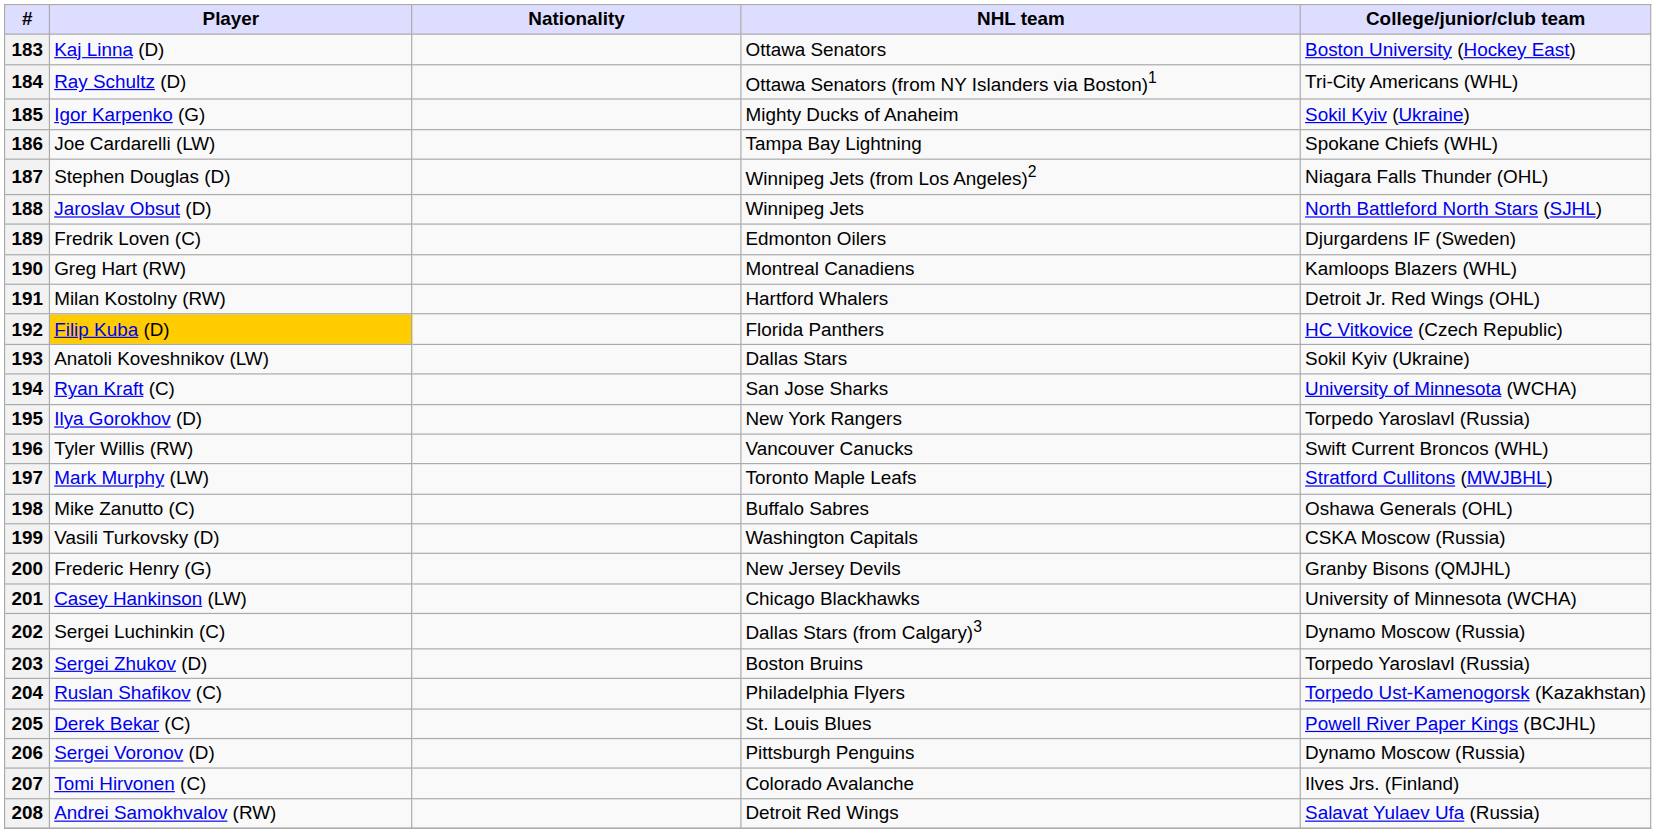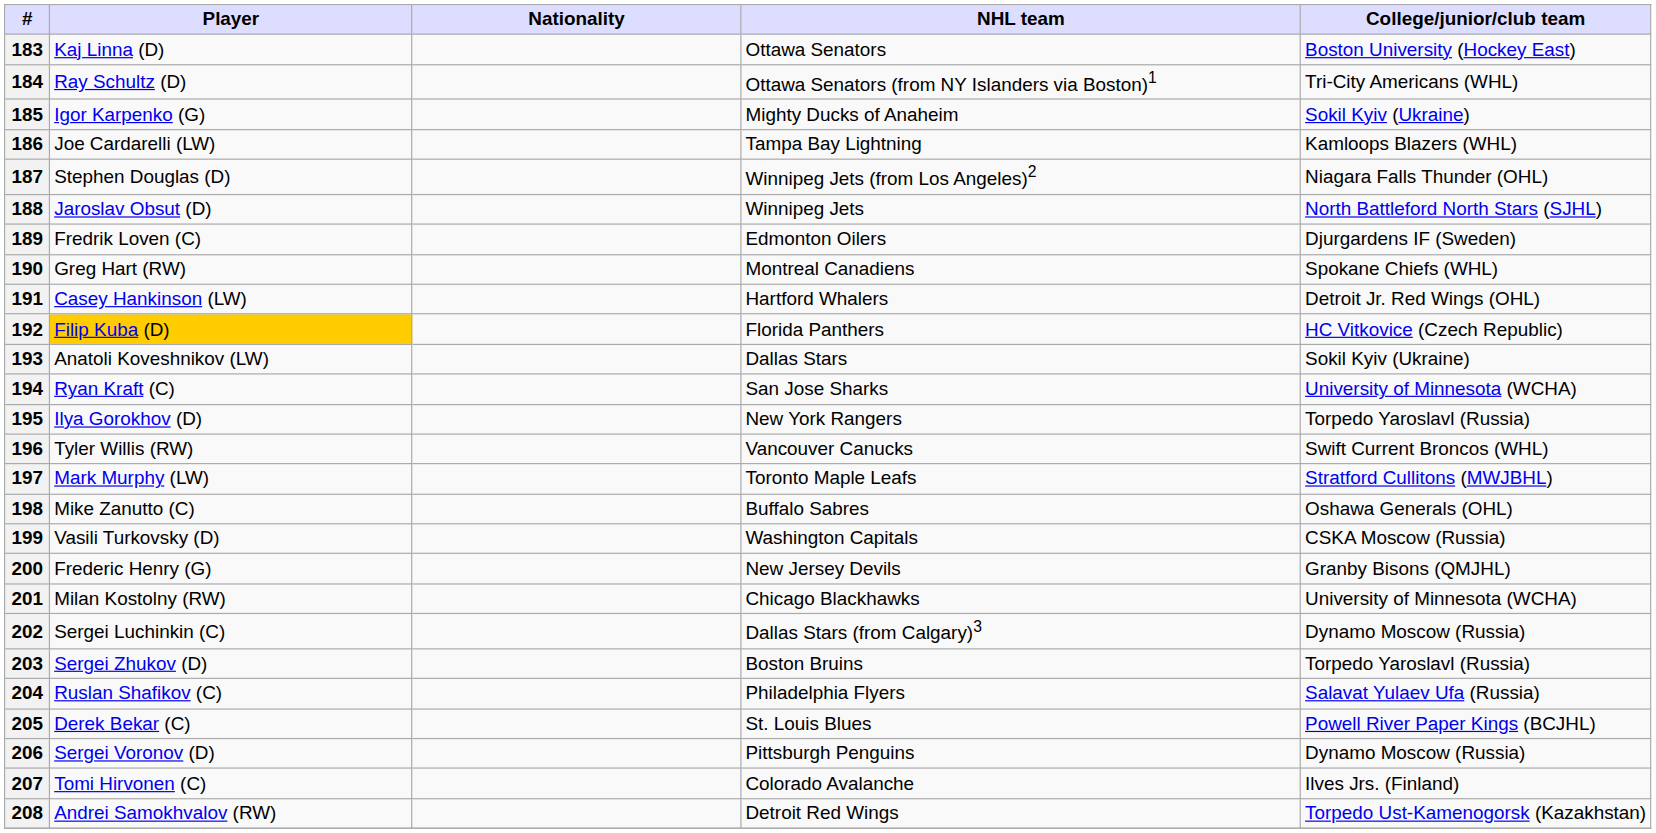(1402, 144) Spokane Chiefs (WHL) -> (1411, 144) Kamloops Blazers (WHL)
(1411, 269) Kamloops Blazers (WHL) -> (1402, 269) Spokane Chiefs (WHL)
(140, 299) Milan Kostolny (RW) -> (151, 299) Casey Hankinson (LW)
(151, 598) Casey Hankinson (LW) -> (140, 598) Milan Kostolny (RW)
(1476, 693) Torpedo Ust-Kamenogorsk (Kazakhstan) -> (1422, 693) Salavat Yulaev Ufa (Russia)
(1422, 813) Salavat Yulaev Ufa (Russia) -> (1476, 813) Torpedo Ust-Kamenogorsk (Kazakhstan)
